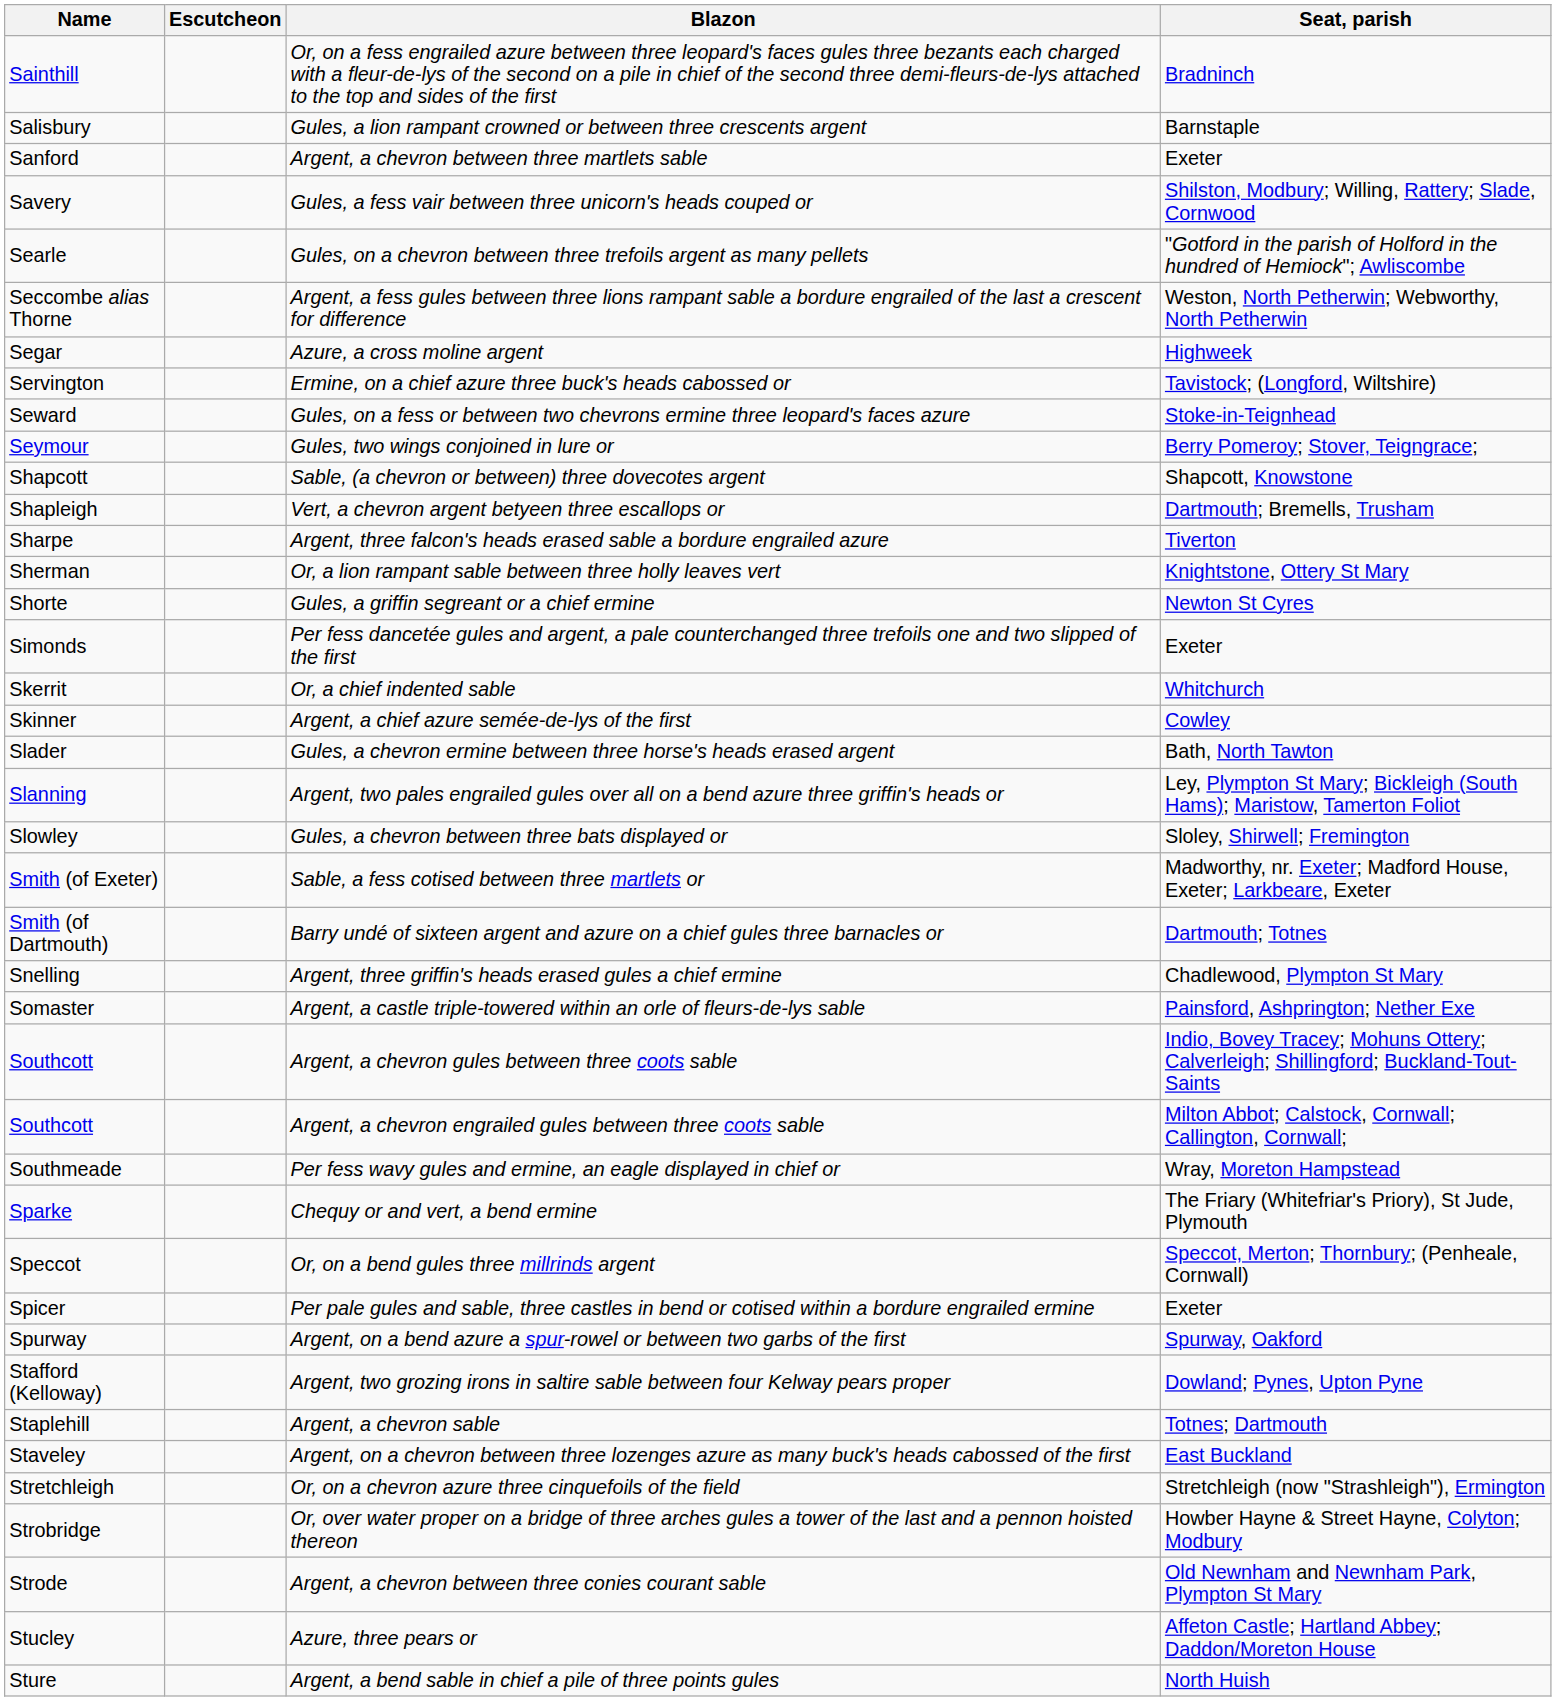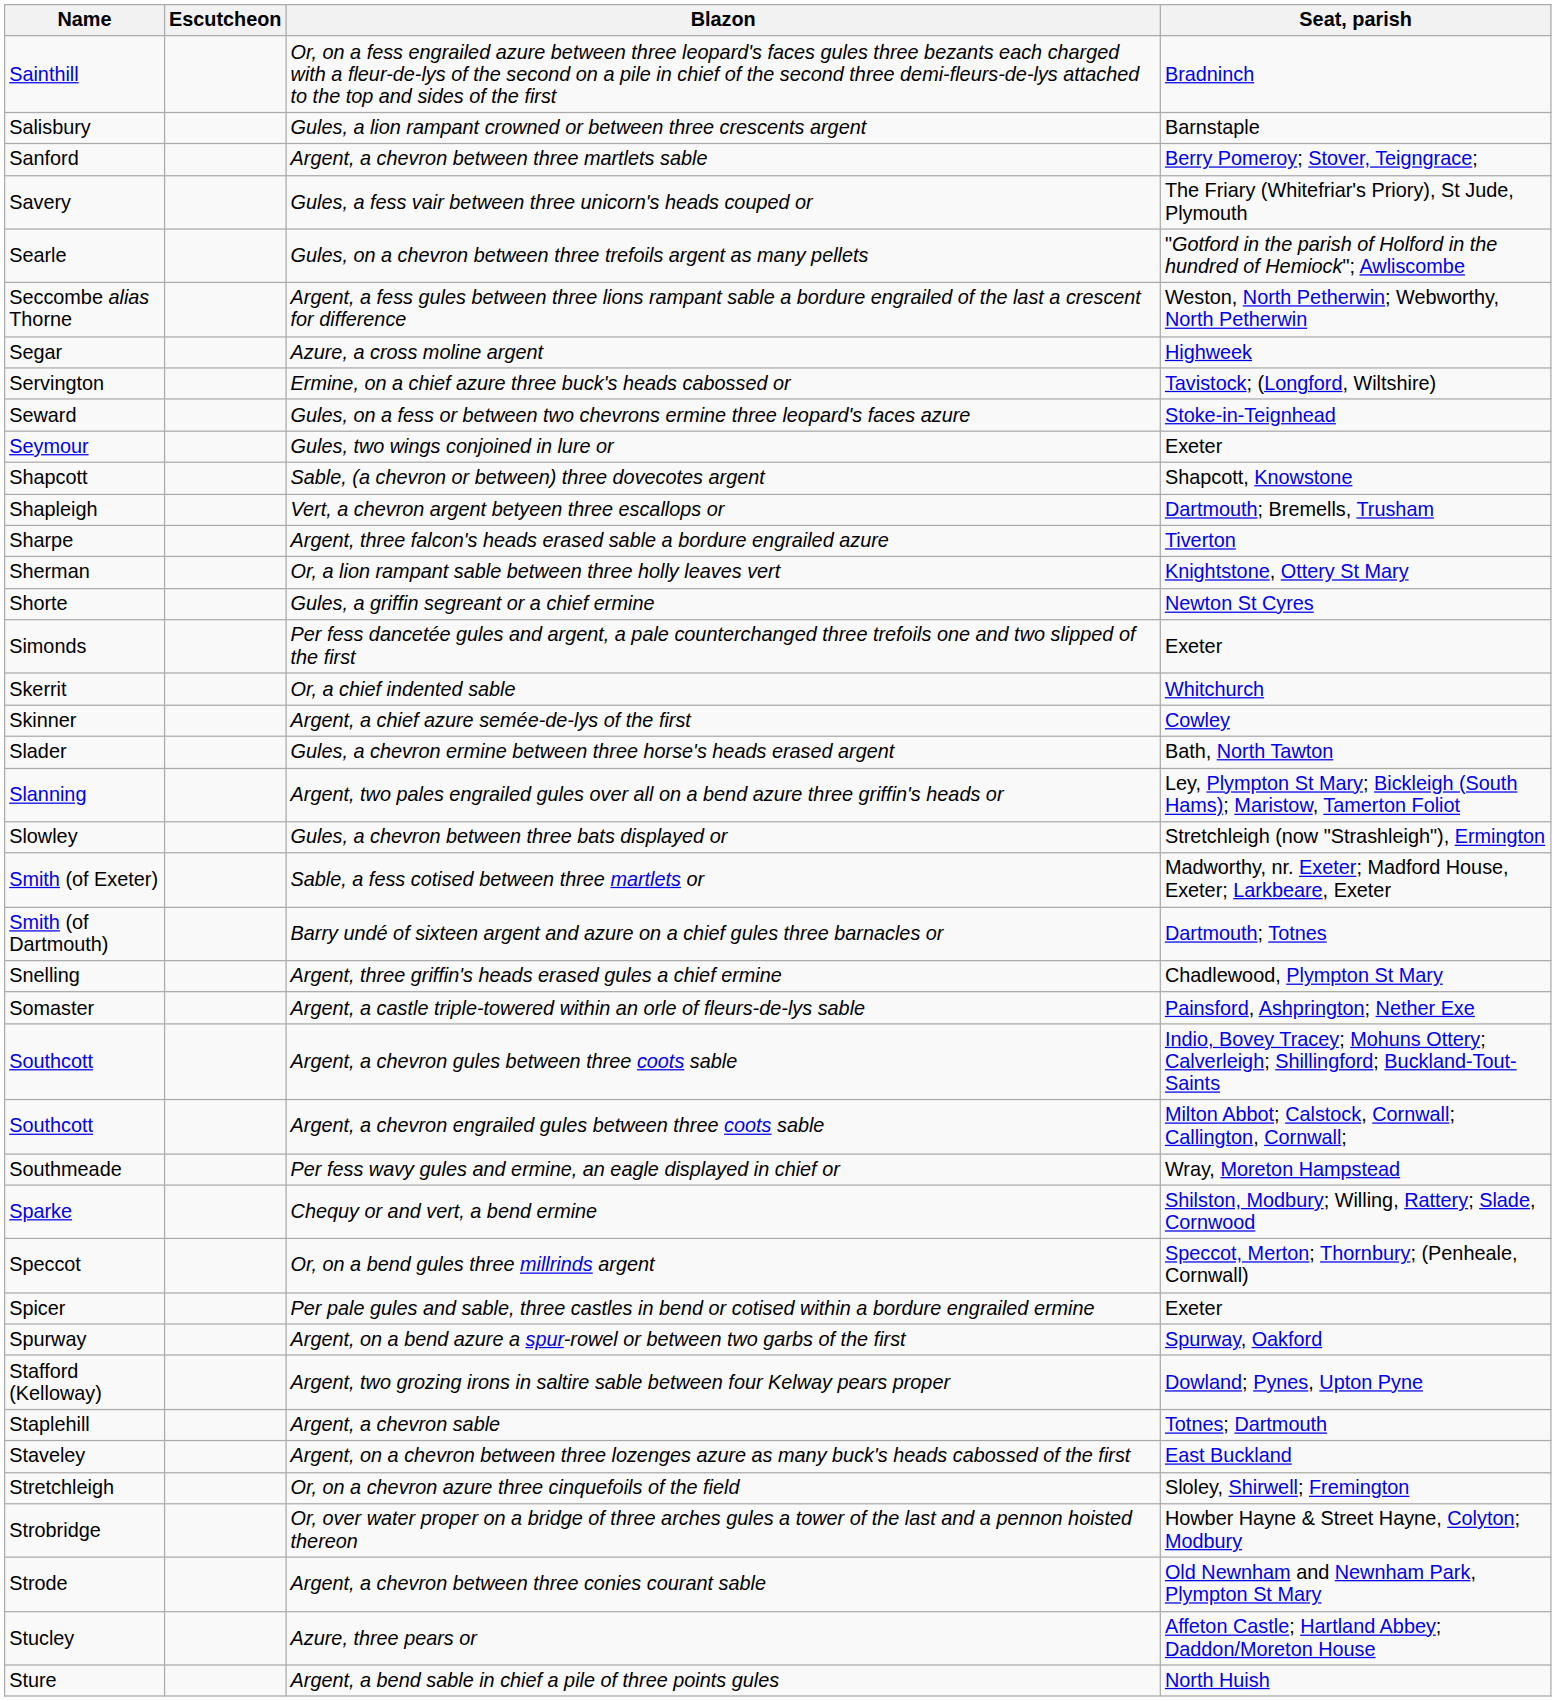(1194, 159) Exeter -> (1321, 159) Berry Pomeroy; Stover, Teigngrace;
(1350, 201) Shilston, Modbury; Willing, Rattery; Slade, Cornwood -> (1339, 201) The Friary (Whitefriar's Priory), St Jude, Plymouth
(1321, 446) Berry Pomeroy; Stover, Teigngrace; -> (1194, 446) Exeter
(1287, 837) Sloley, Shirwell; Fremington -> (1355, 837) Stretchleigh (now "Strashleigh"), Ermington
(1339, 1211) The Friary (Whitefriar's Priory), St Jude, Plymouth -> (1350, 1211) Shilston, Modbury; Willing, Rattery; Slade, Cornwood
(1355, 1487) Stretchleigh (now "Strashleigh"), Ermington -> (1287, 1487) Sloley, Shirwell; Fremington
